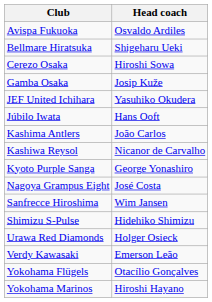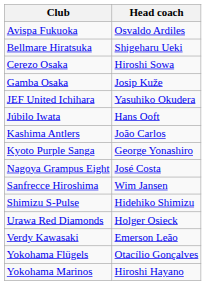- row: (42, 151)
